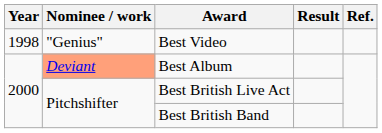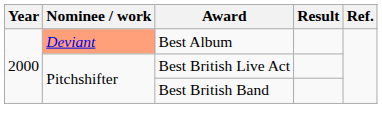- row: (193, 41)
